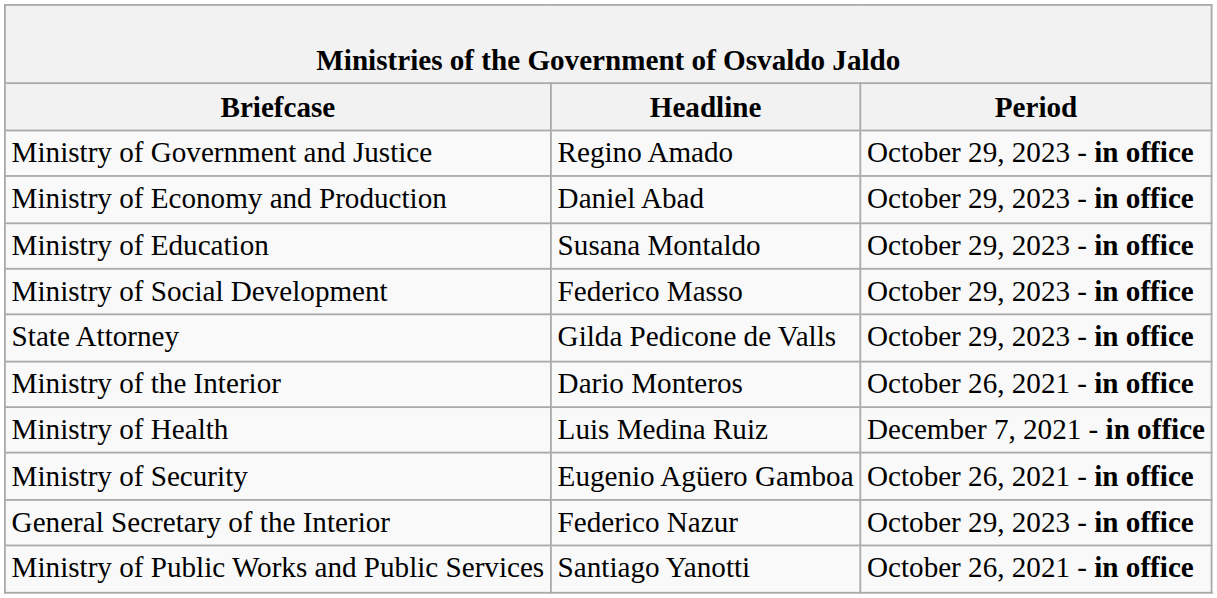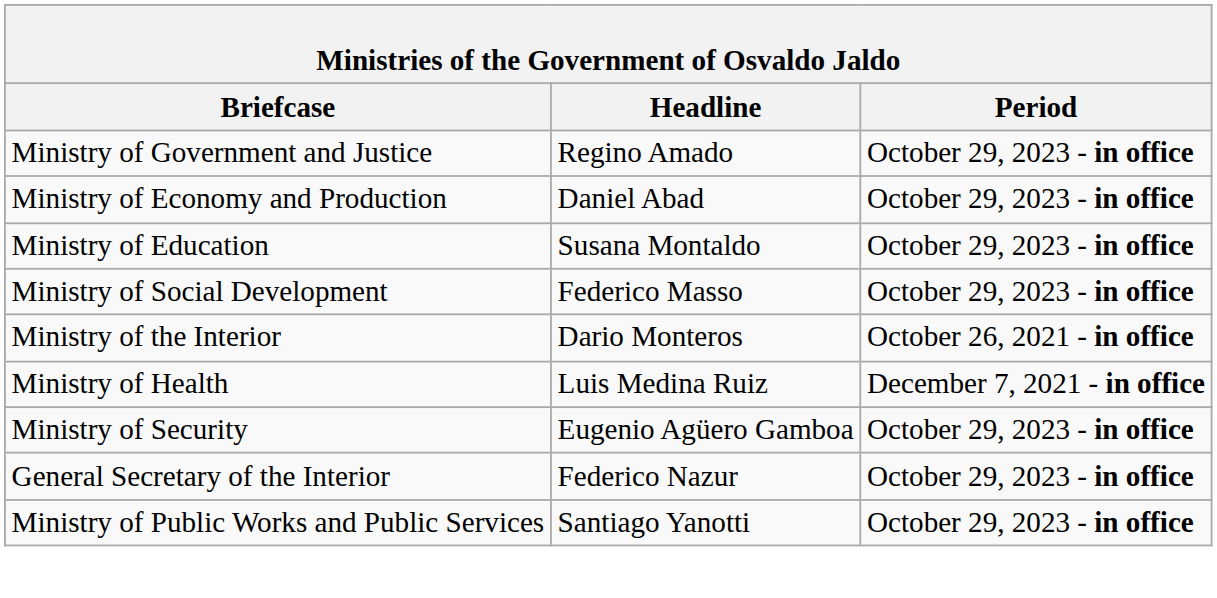- row: (95, 337)
(1030, 475) October 26, 2021 - in office -> (1030, 429) October 29, 2023 - in office
(1030, 568) October 26, 2021 - in office -> (1030, 522) October 29, 2023 - in office
